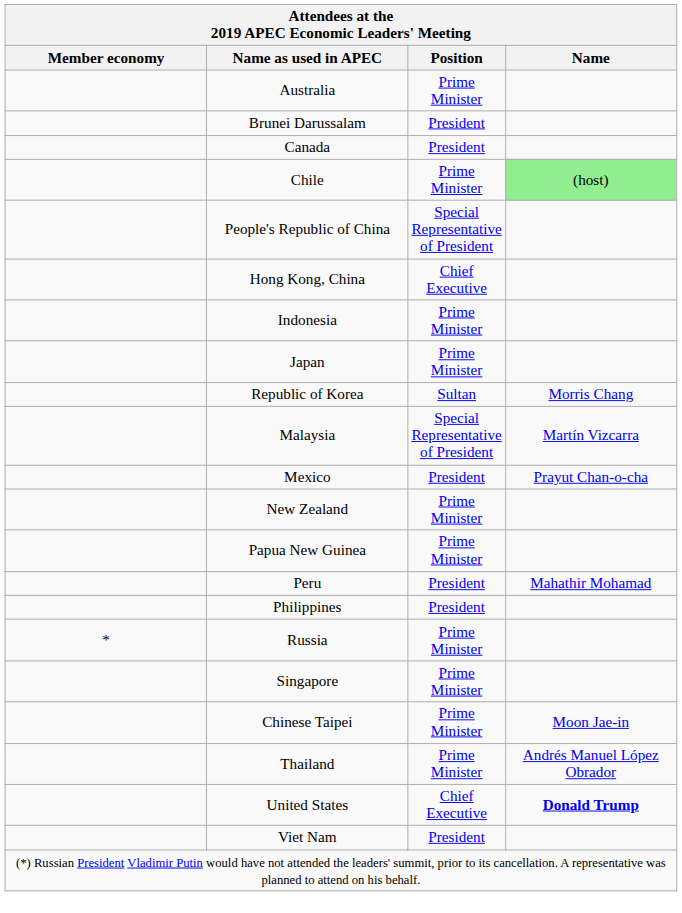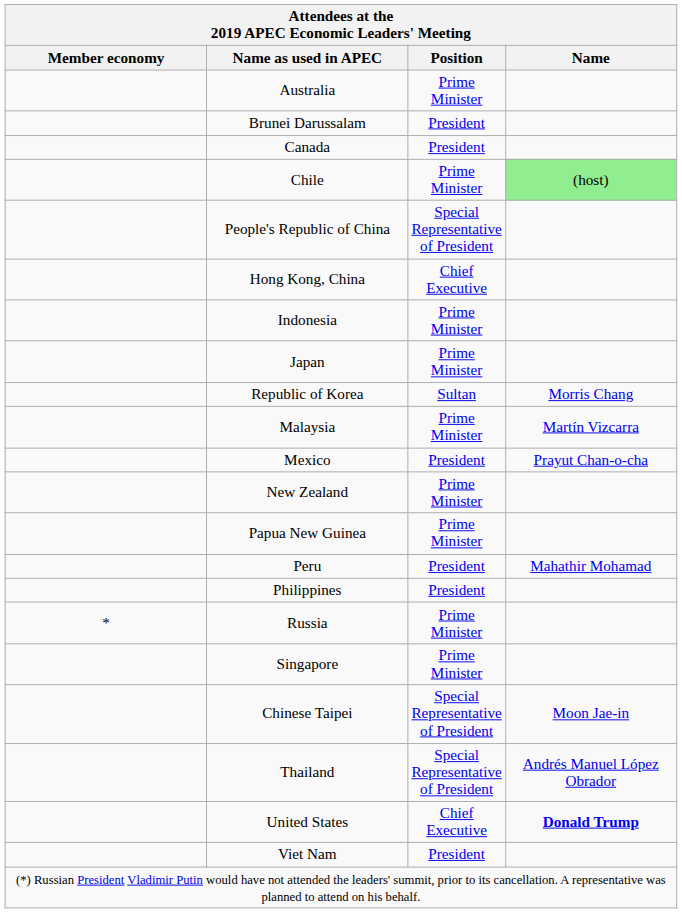(457, 435) Special Representative of President -> (457, 427) Prime Minister
(457, 722) Prime Minister -> (457, 713) Special Representative of President
(457, 763) Prime Minister -> (457, 772) Special Representative of President
